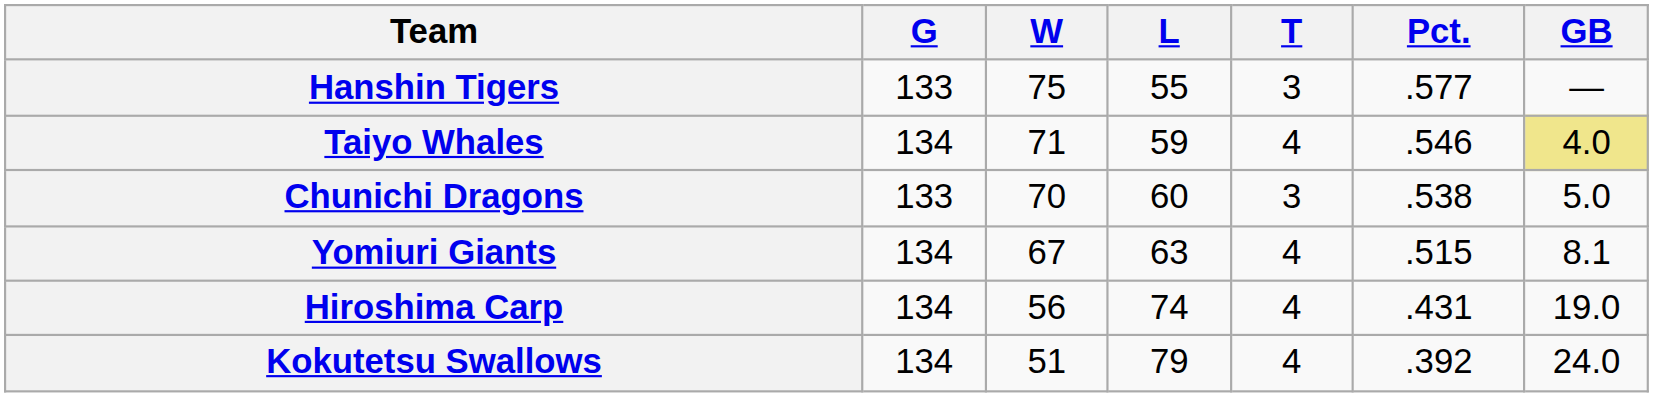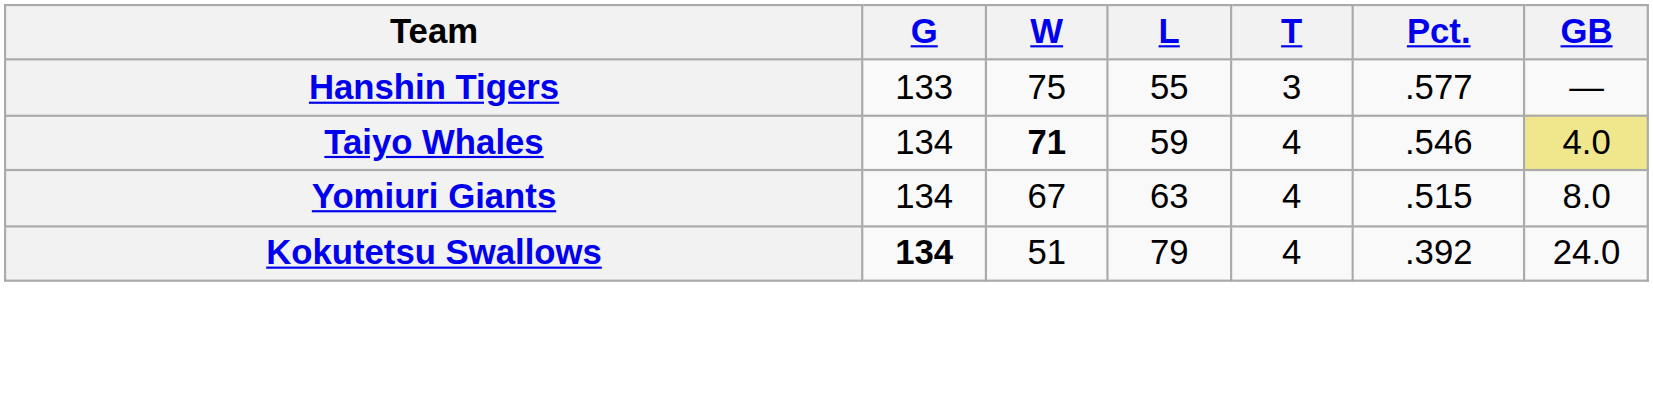(1047, 142) normal -> (1047, 142) bold
- row: (434, 197)
(1587, 252) 8.1 -> (1587, 197) 8.0
- row: (434, 307)
(924, 362) normal -> (924, 252) bold
